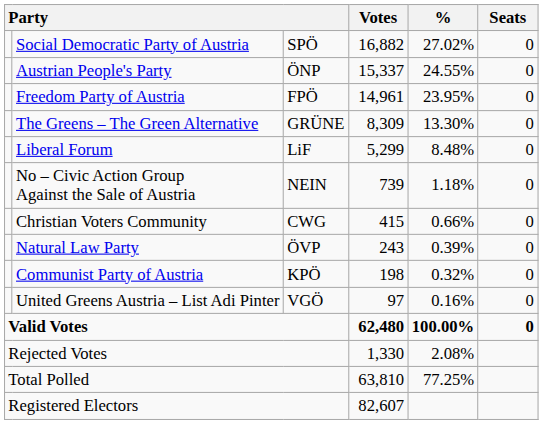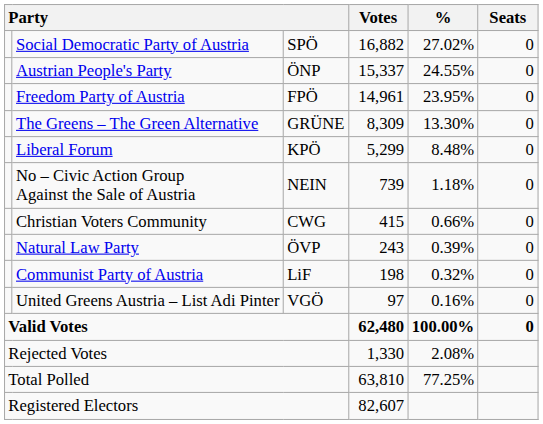(299, 149) LiF -> (304, 149) KPÖ
(304, 273) KPÖ -> (299, 273) LiF
